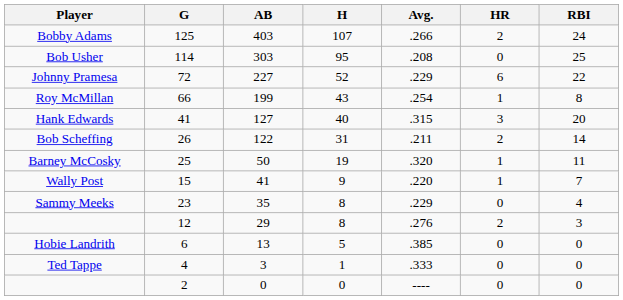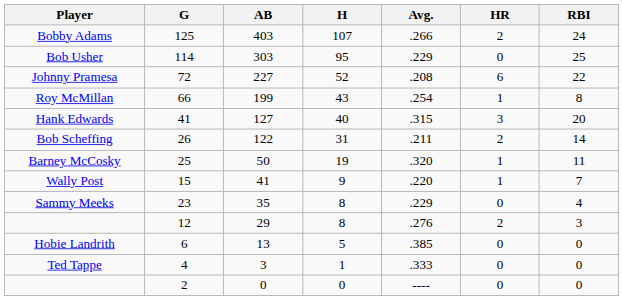(421, 56) .208 -> (421, 56) .229
(421, 77) .229 -> (421, 77) .208
